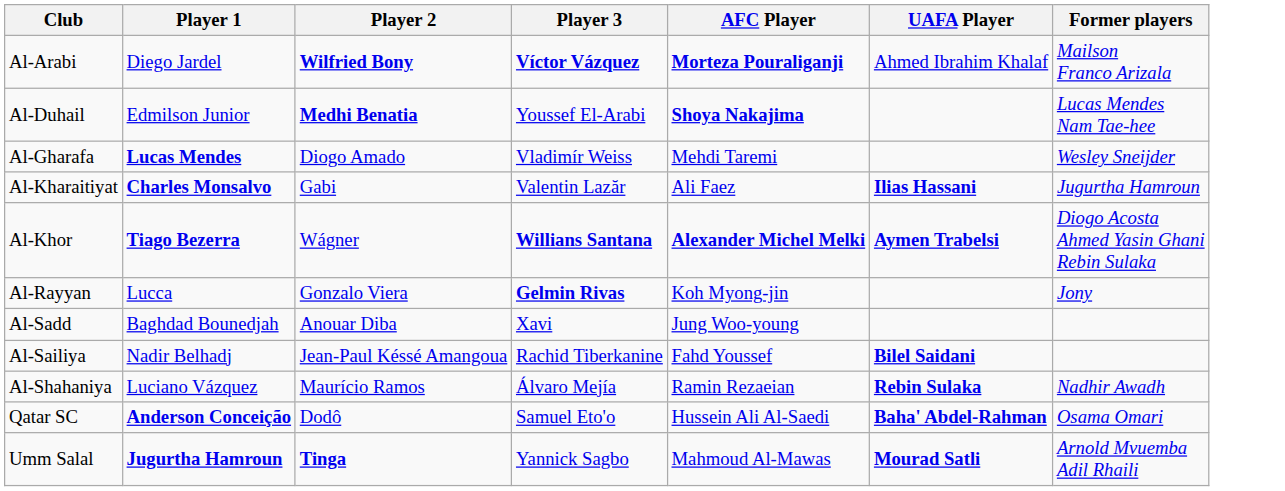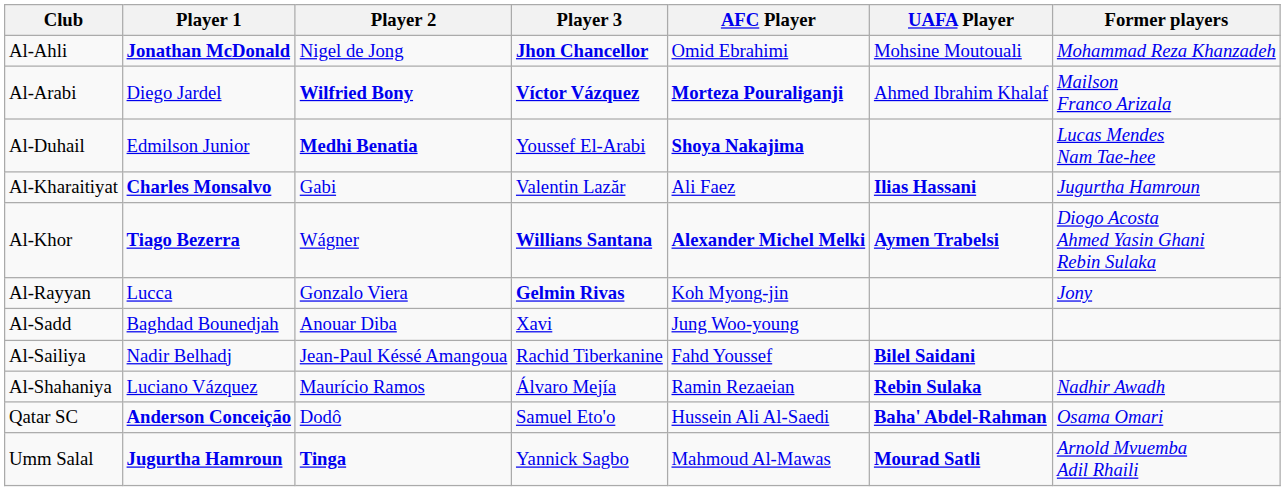+ row: (38, 50)
- row: (51, 156)
